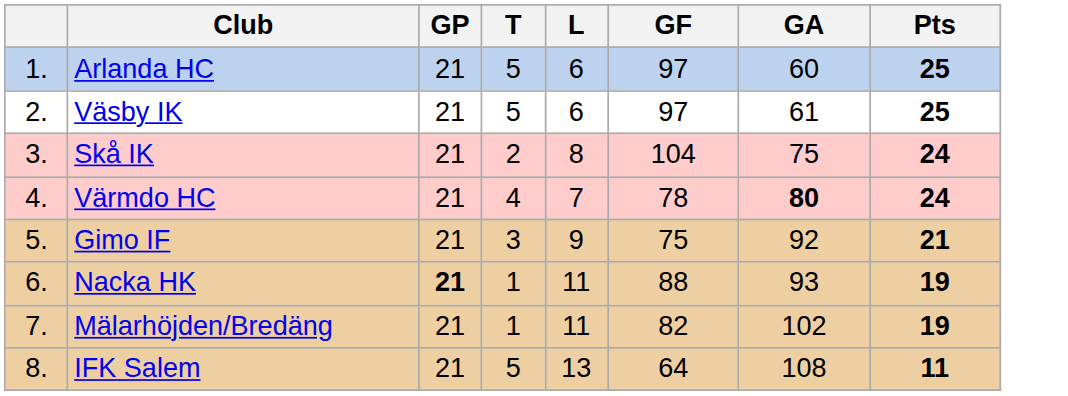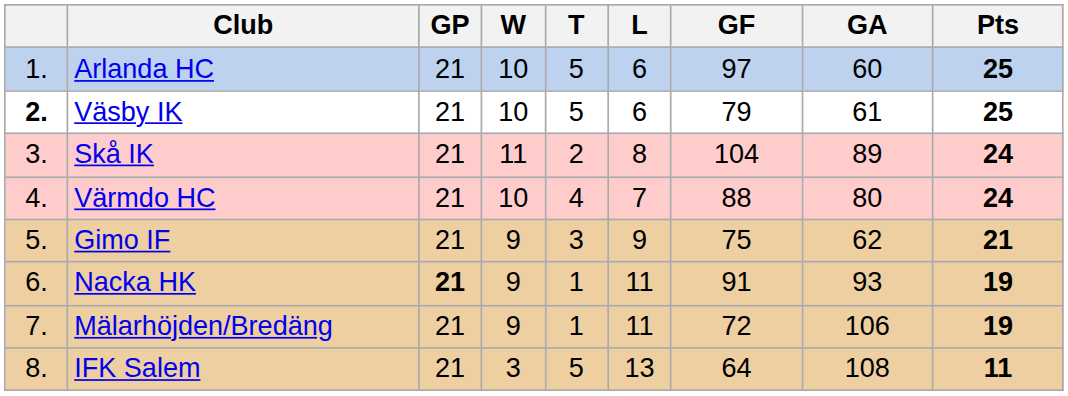+ column: (513, 25)
(36, 111) normal -> (36, 111) bold
(673, 111) 97 -> (736, 111) 79
(804, 154) 75 -> (867, 154) 89
(673, 197) 78 -> (736, 197) 88
(804, 197) bold -> (867, 197) normal
(804, 240) 92 -> (867, 240) 62
(673, 283) 88 -> (736, 283) 91
(673, 326) 82 -> (736, 326) 72
(804, 326) 102 -> (867, 326) 106
